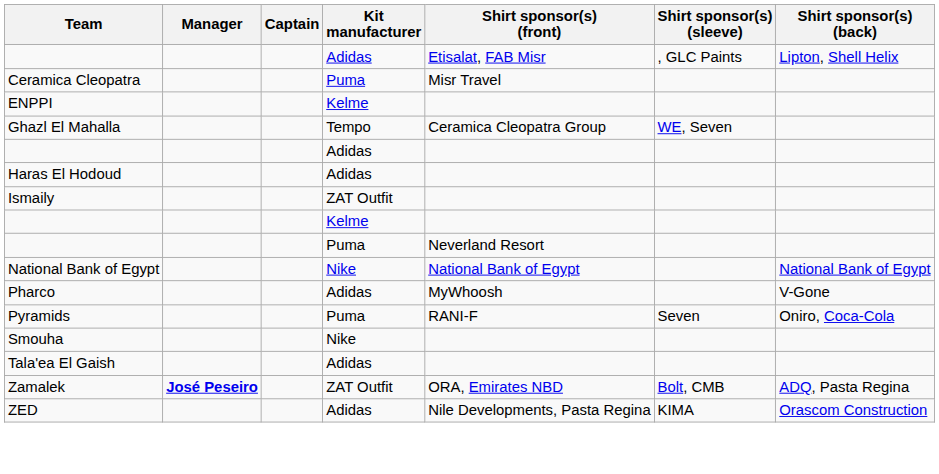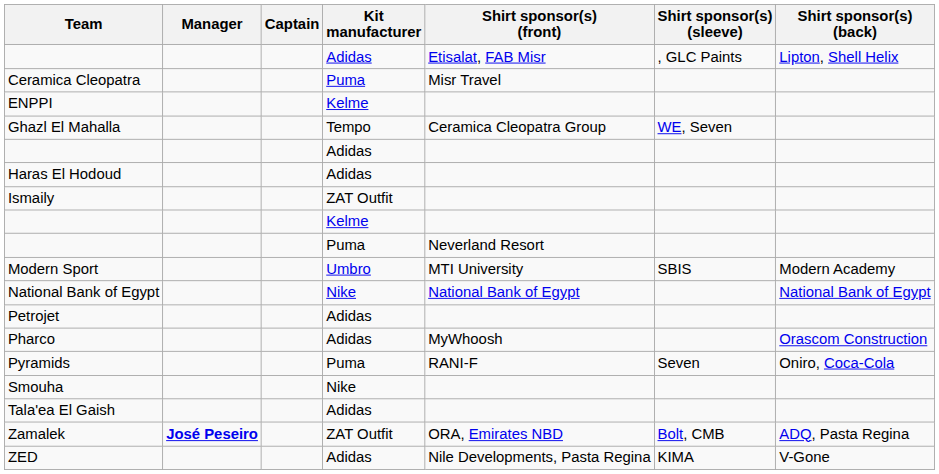+ row: (53, 269)
+ row: (34, 316)
(805, 292) V-Gone -> (853, 339) Orascom Construction
(853, 410) Orascom Construction -> (805, 457) V-Gone
